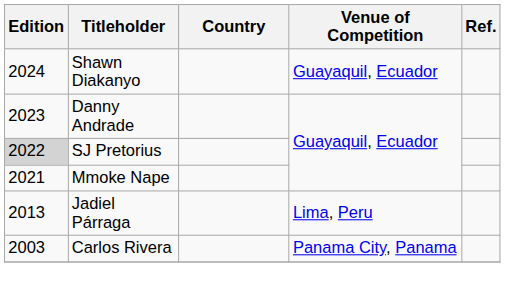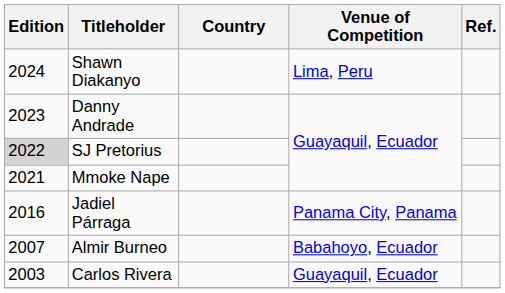(365, 71) Guayaquil, Ecuador -> (333, 71) Lima, Peru
(27, 213) 2013 -> (27, 213) 2016
(333, 213) Lima, Peru -> (375, 213) Panama City, Panama
+ row: (119, 248)
(375, 248) Panama City, Panama -> (365, 274) Guayaquil, Ecuador
